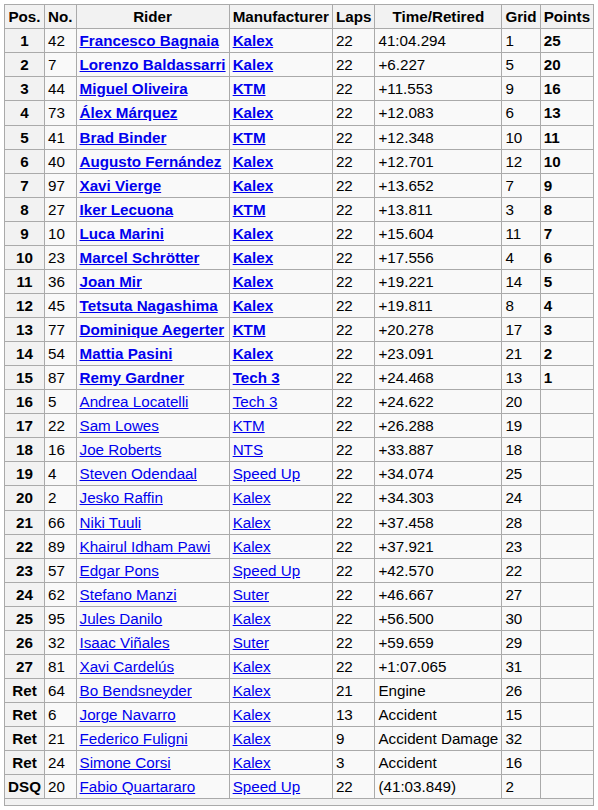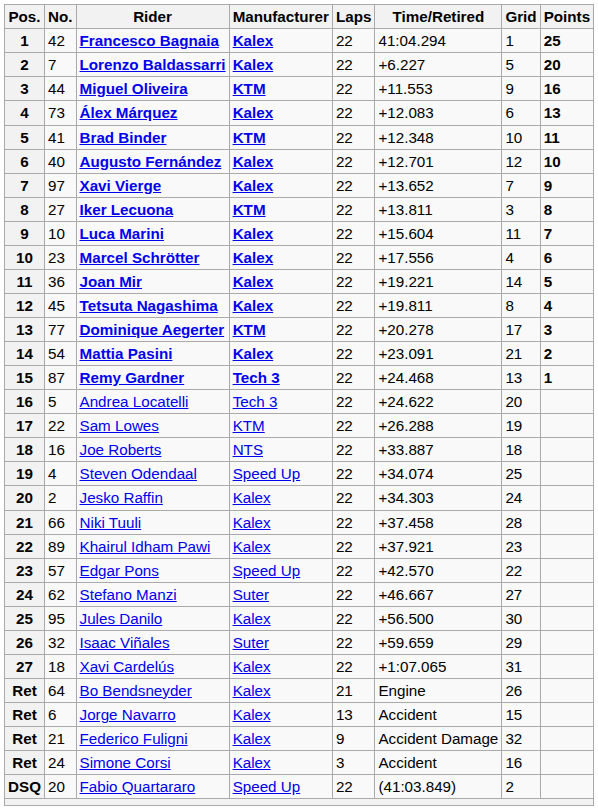(56, 666) 81 -> (56, 666) 18
